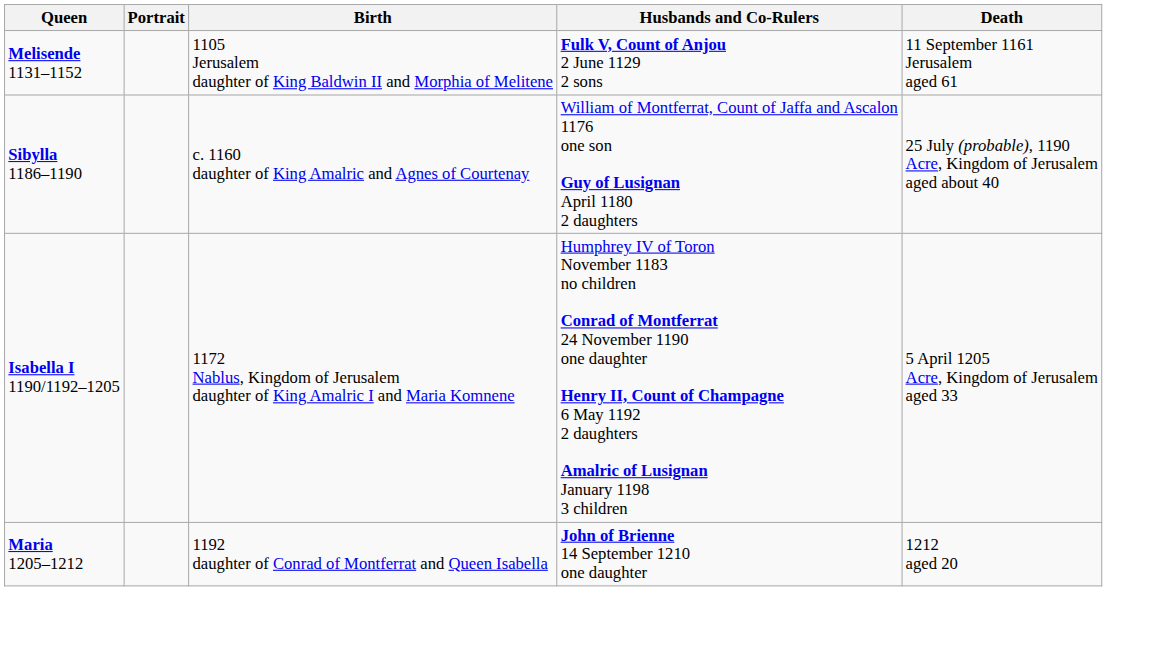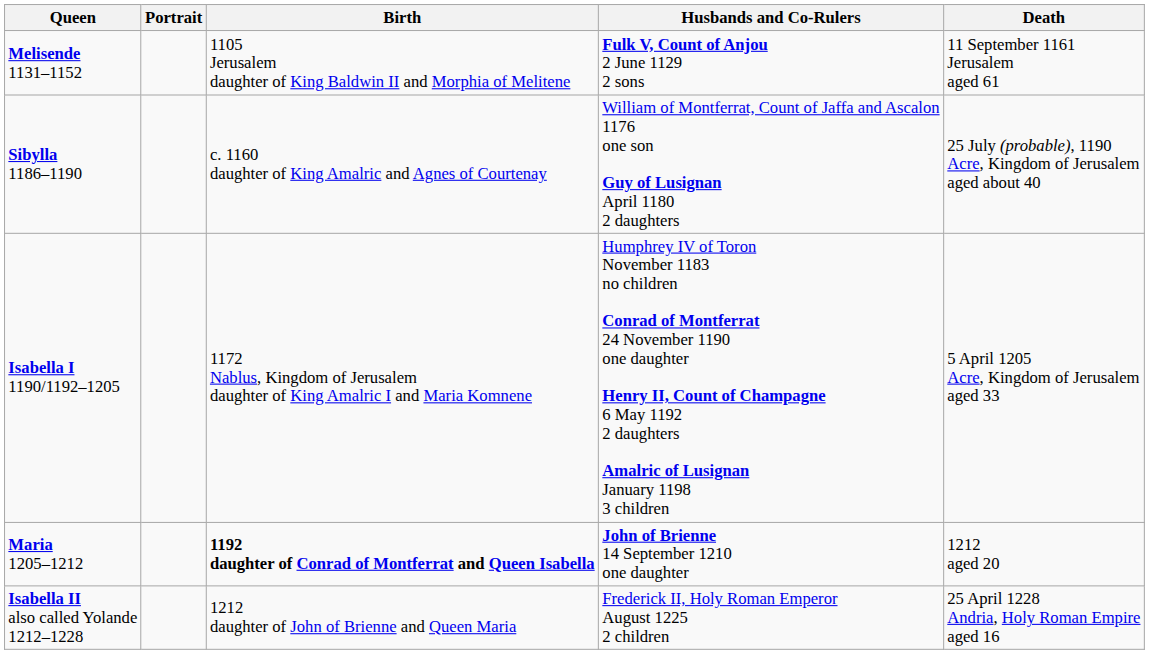(370, 553) normal -> (402, 553) bold
+ row: (73, 617)
